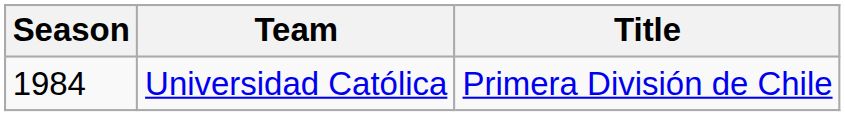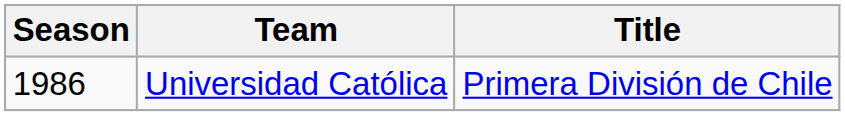(49, 82) 1984 -> (49, 82) 1986
